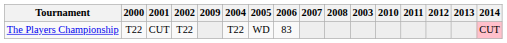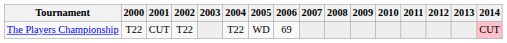columns swapped: (363, 13) <-> (210, 13)
(286, 30) 83 -> (286, 30) 69
